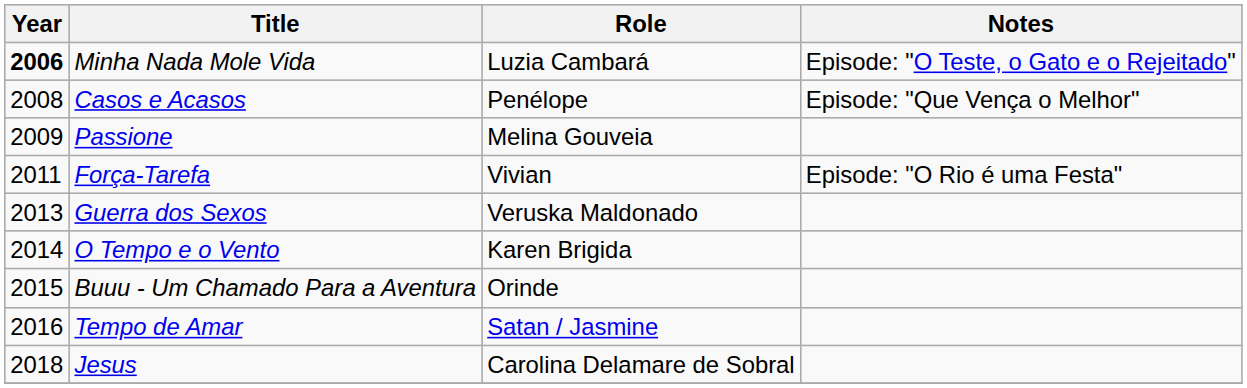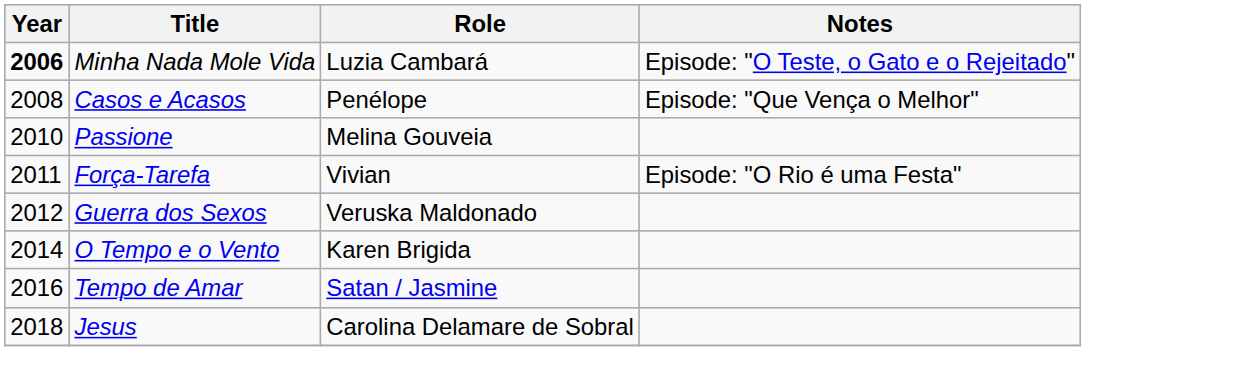(37, 137) 2009 -> (37, 137) 2010
(37, 213) 2013 -> (37, 213) 2012
- row: (275, 288)
